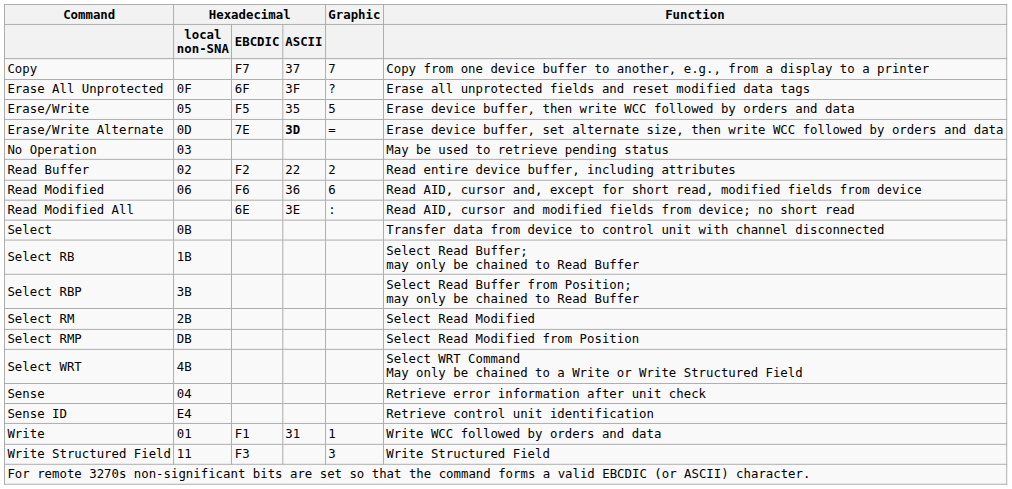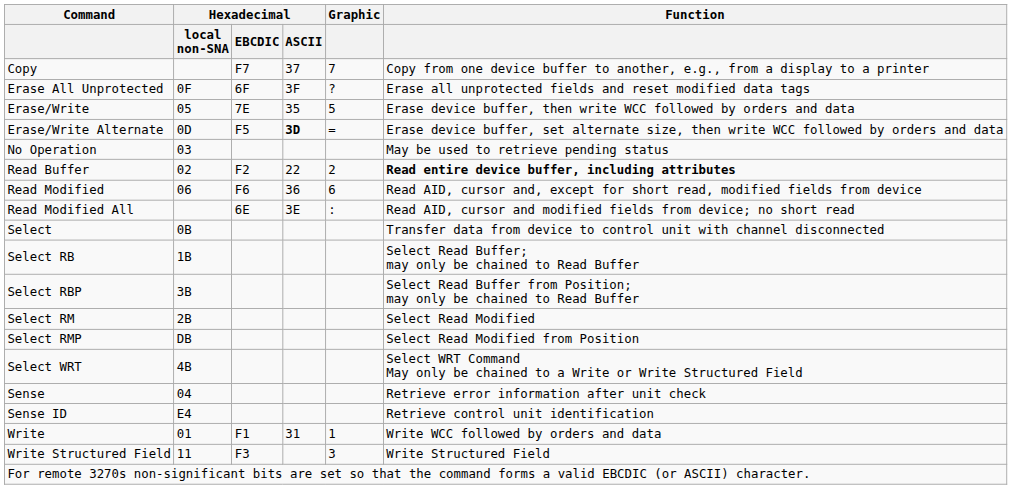(242, 109) F5 -> (242, 109) 7E
(242, 129) 7E -> (242, 129) F5
(561, 170) normal -> (561, 170) bold
